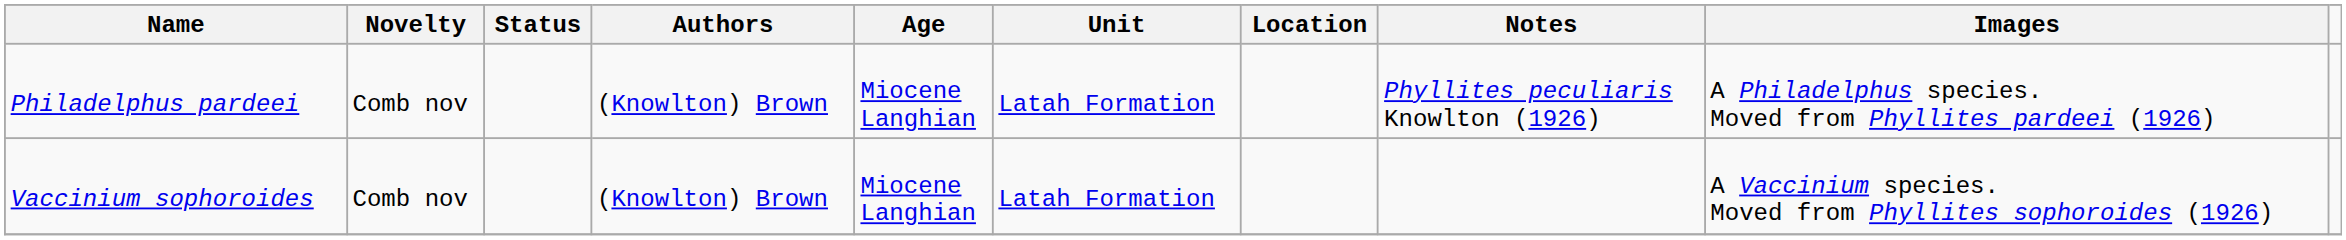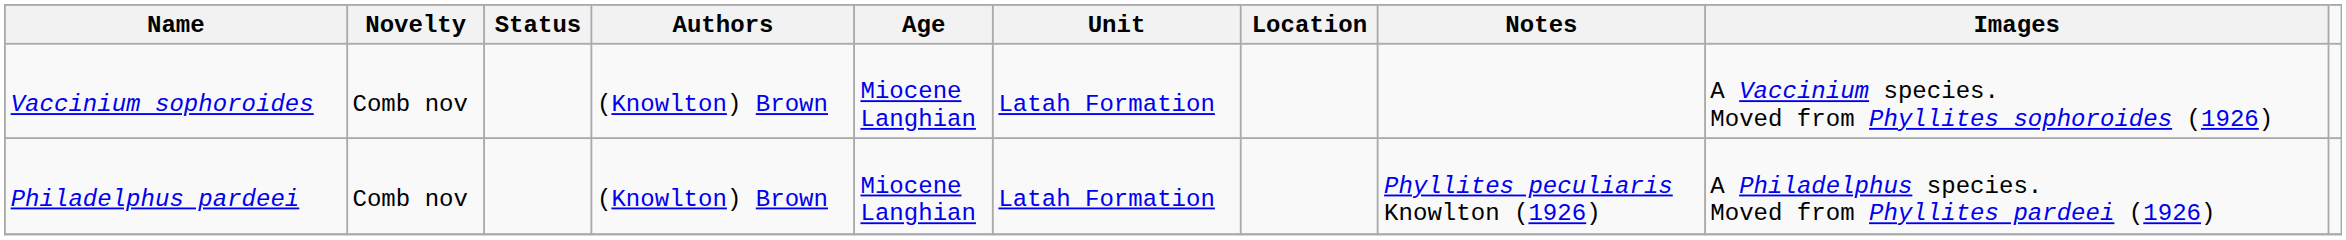rows swapped: (155, 105) <-> (162, 200)
